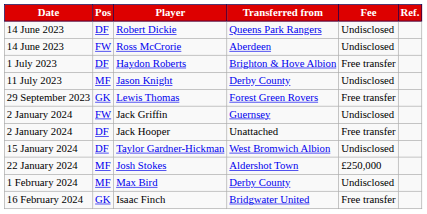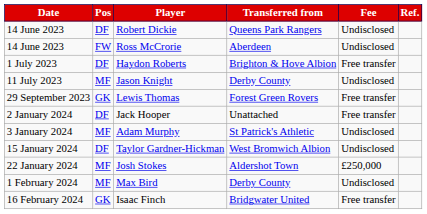- row: (142, 115)
+ row: (148, 132)
